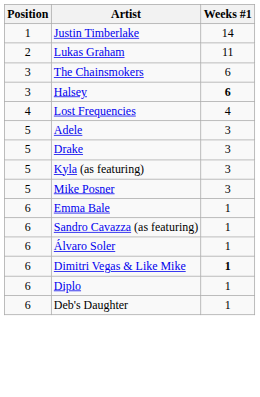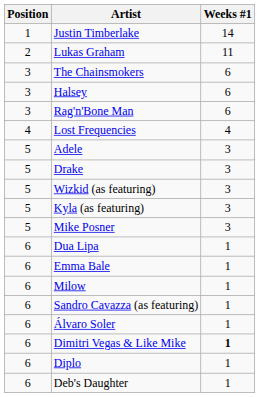(228, 91) bold -> (228, 91) normal
+ row: (94, 110)
+ row: (105, 188)
+ row: (76, 246)
+ row: (70, 285)
